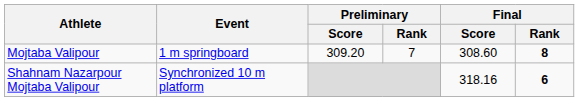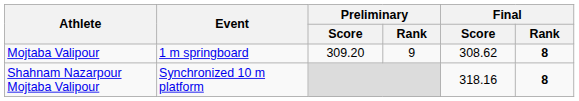(412, 54) 7 -> (412, 54) 9
(478, 54) 308.60 -> (478, 54) 308.62
(545, 80) 6 -> (545, 80) 8
